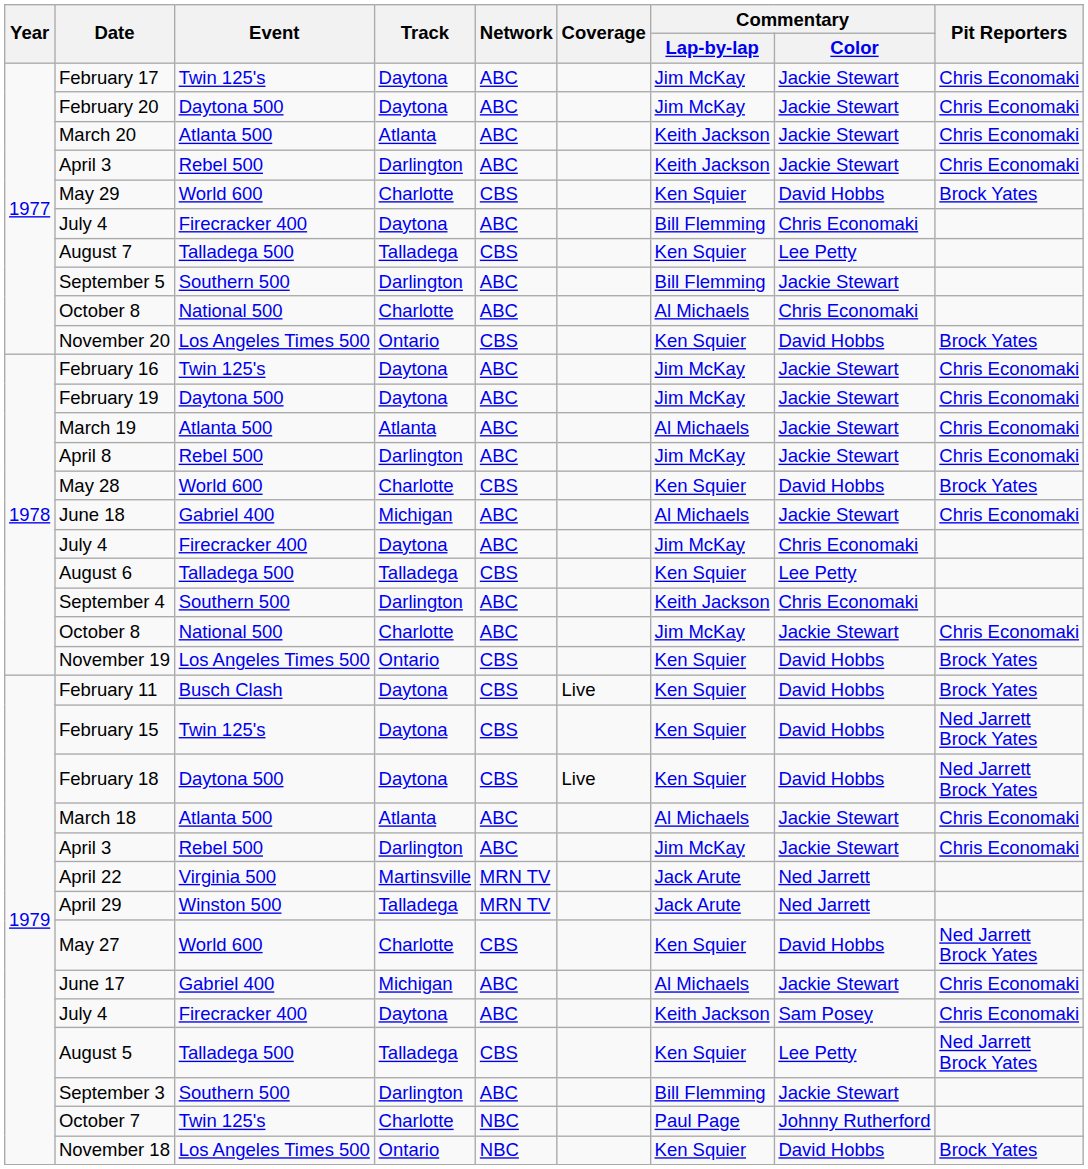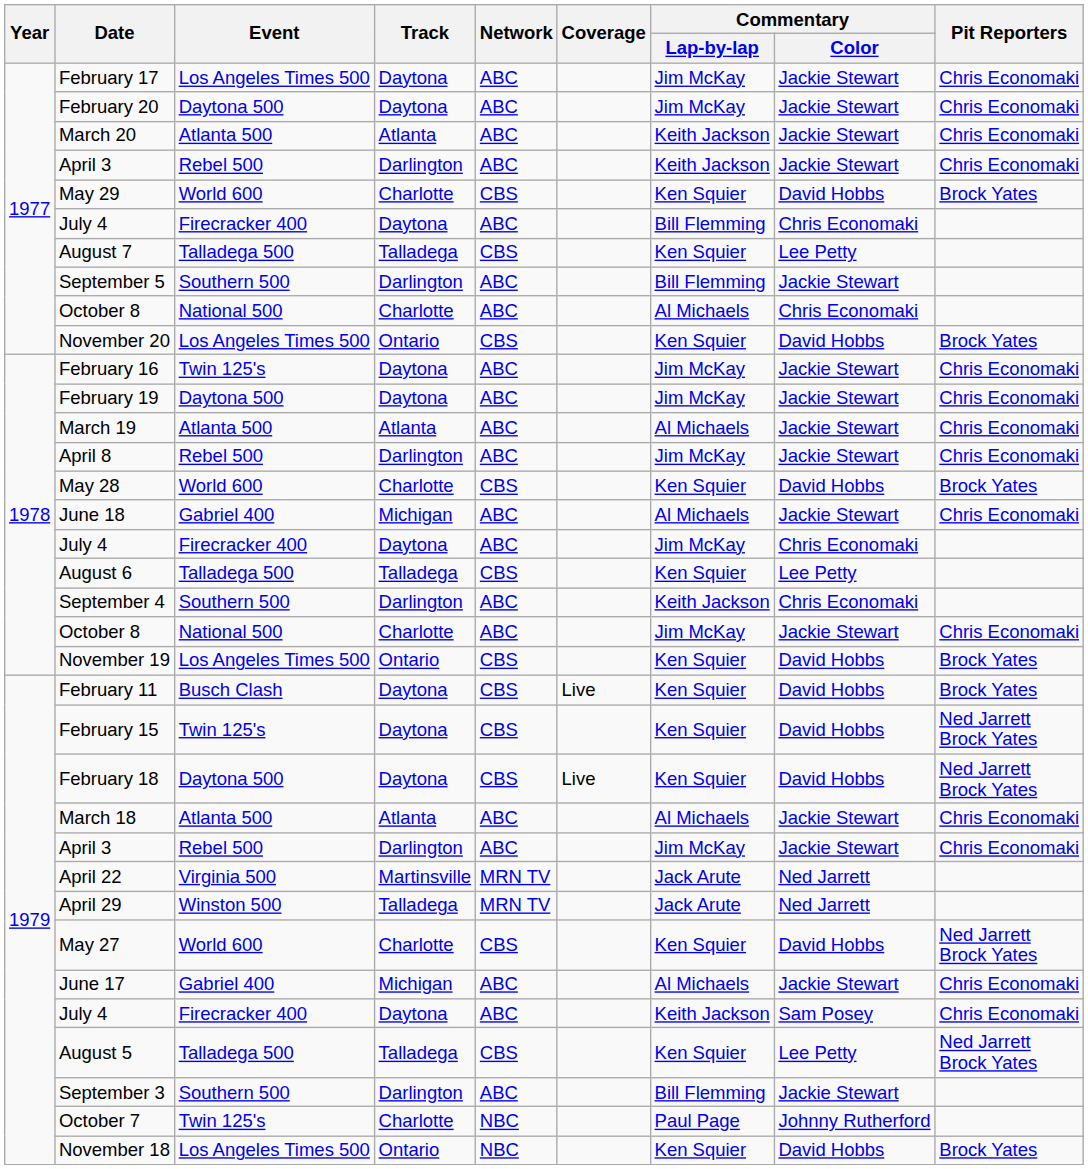(222, 77) Twin 125's -> (274, 77) Los Angeles Times 500
